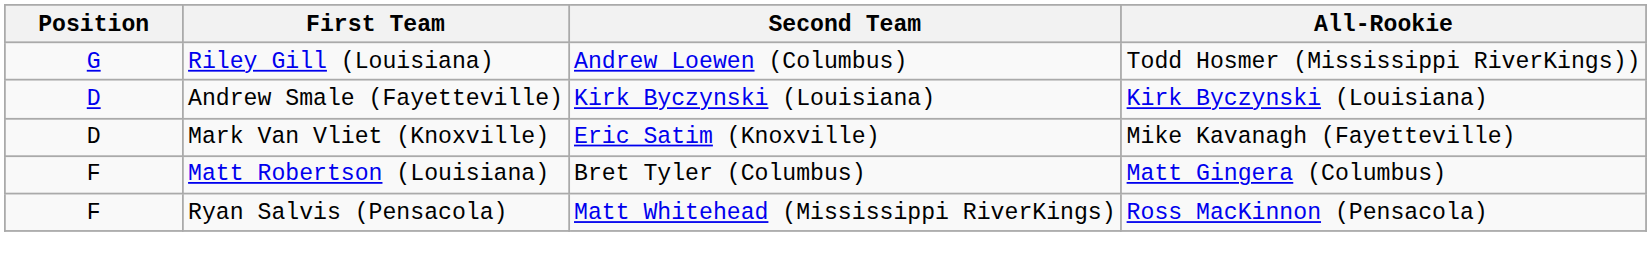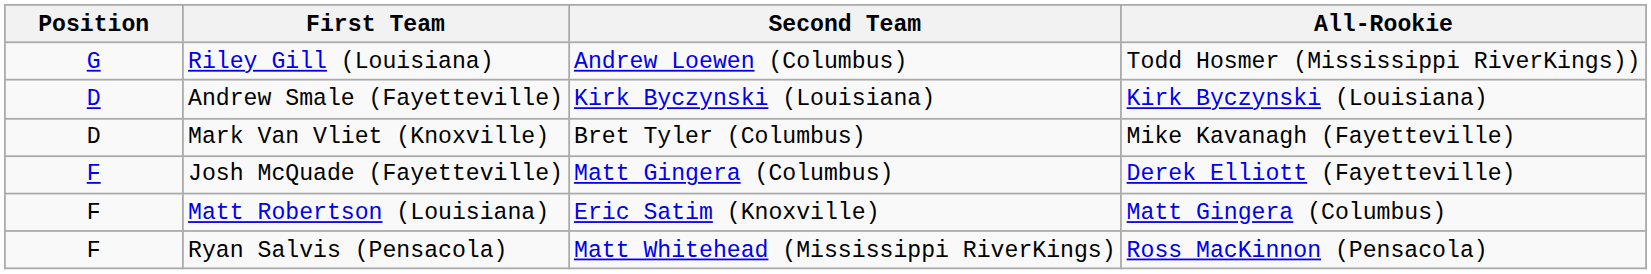(727, 137) Eric Satim (Knoxville) -> (720, 137) Bret Tyler (Columbus)
+ row: (376, 175)
(720, 175) Bret Tyler (Columbus) -> (727, 212) Eric Satim (Knoxville)
